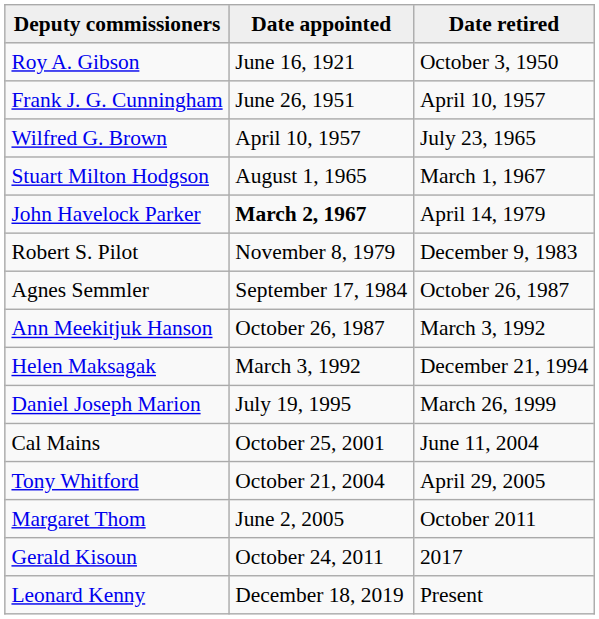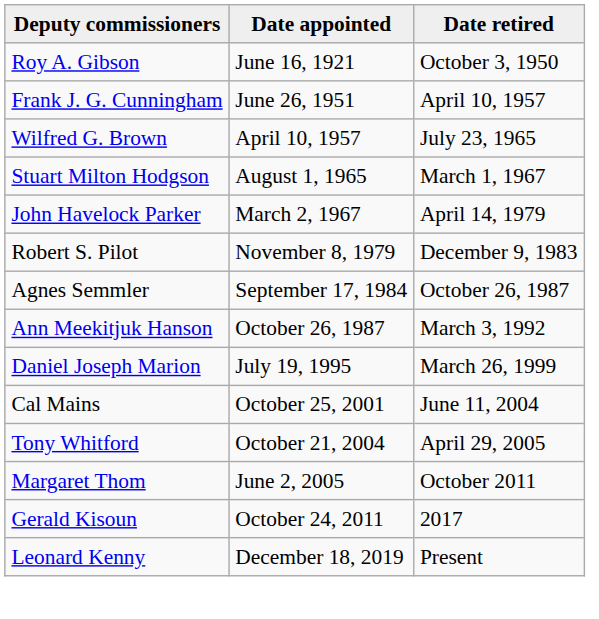(301, 213) bold -> (298, 213) normal
- row: (84, 366)
